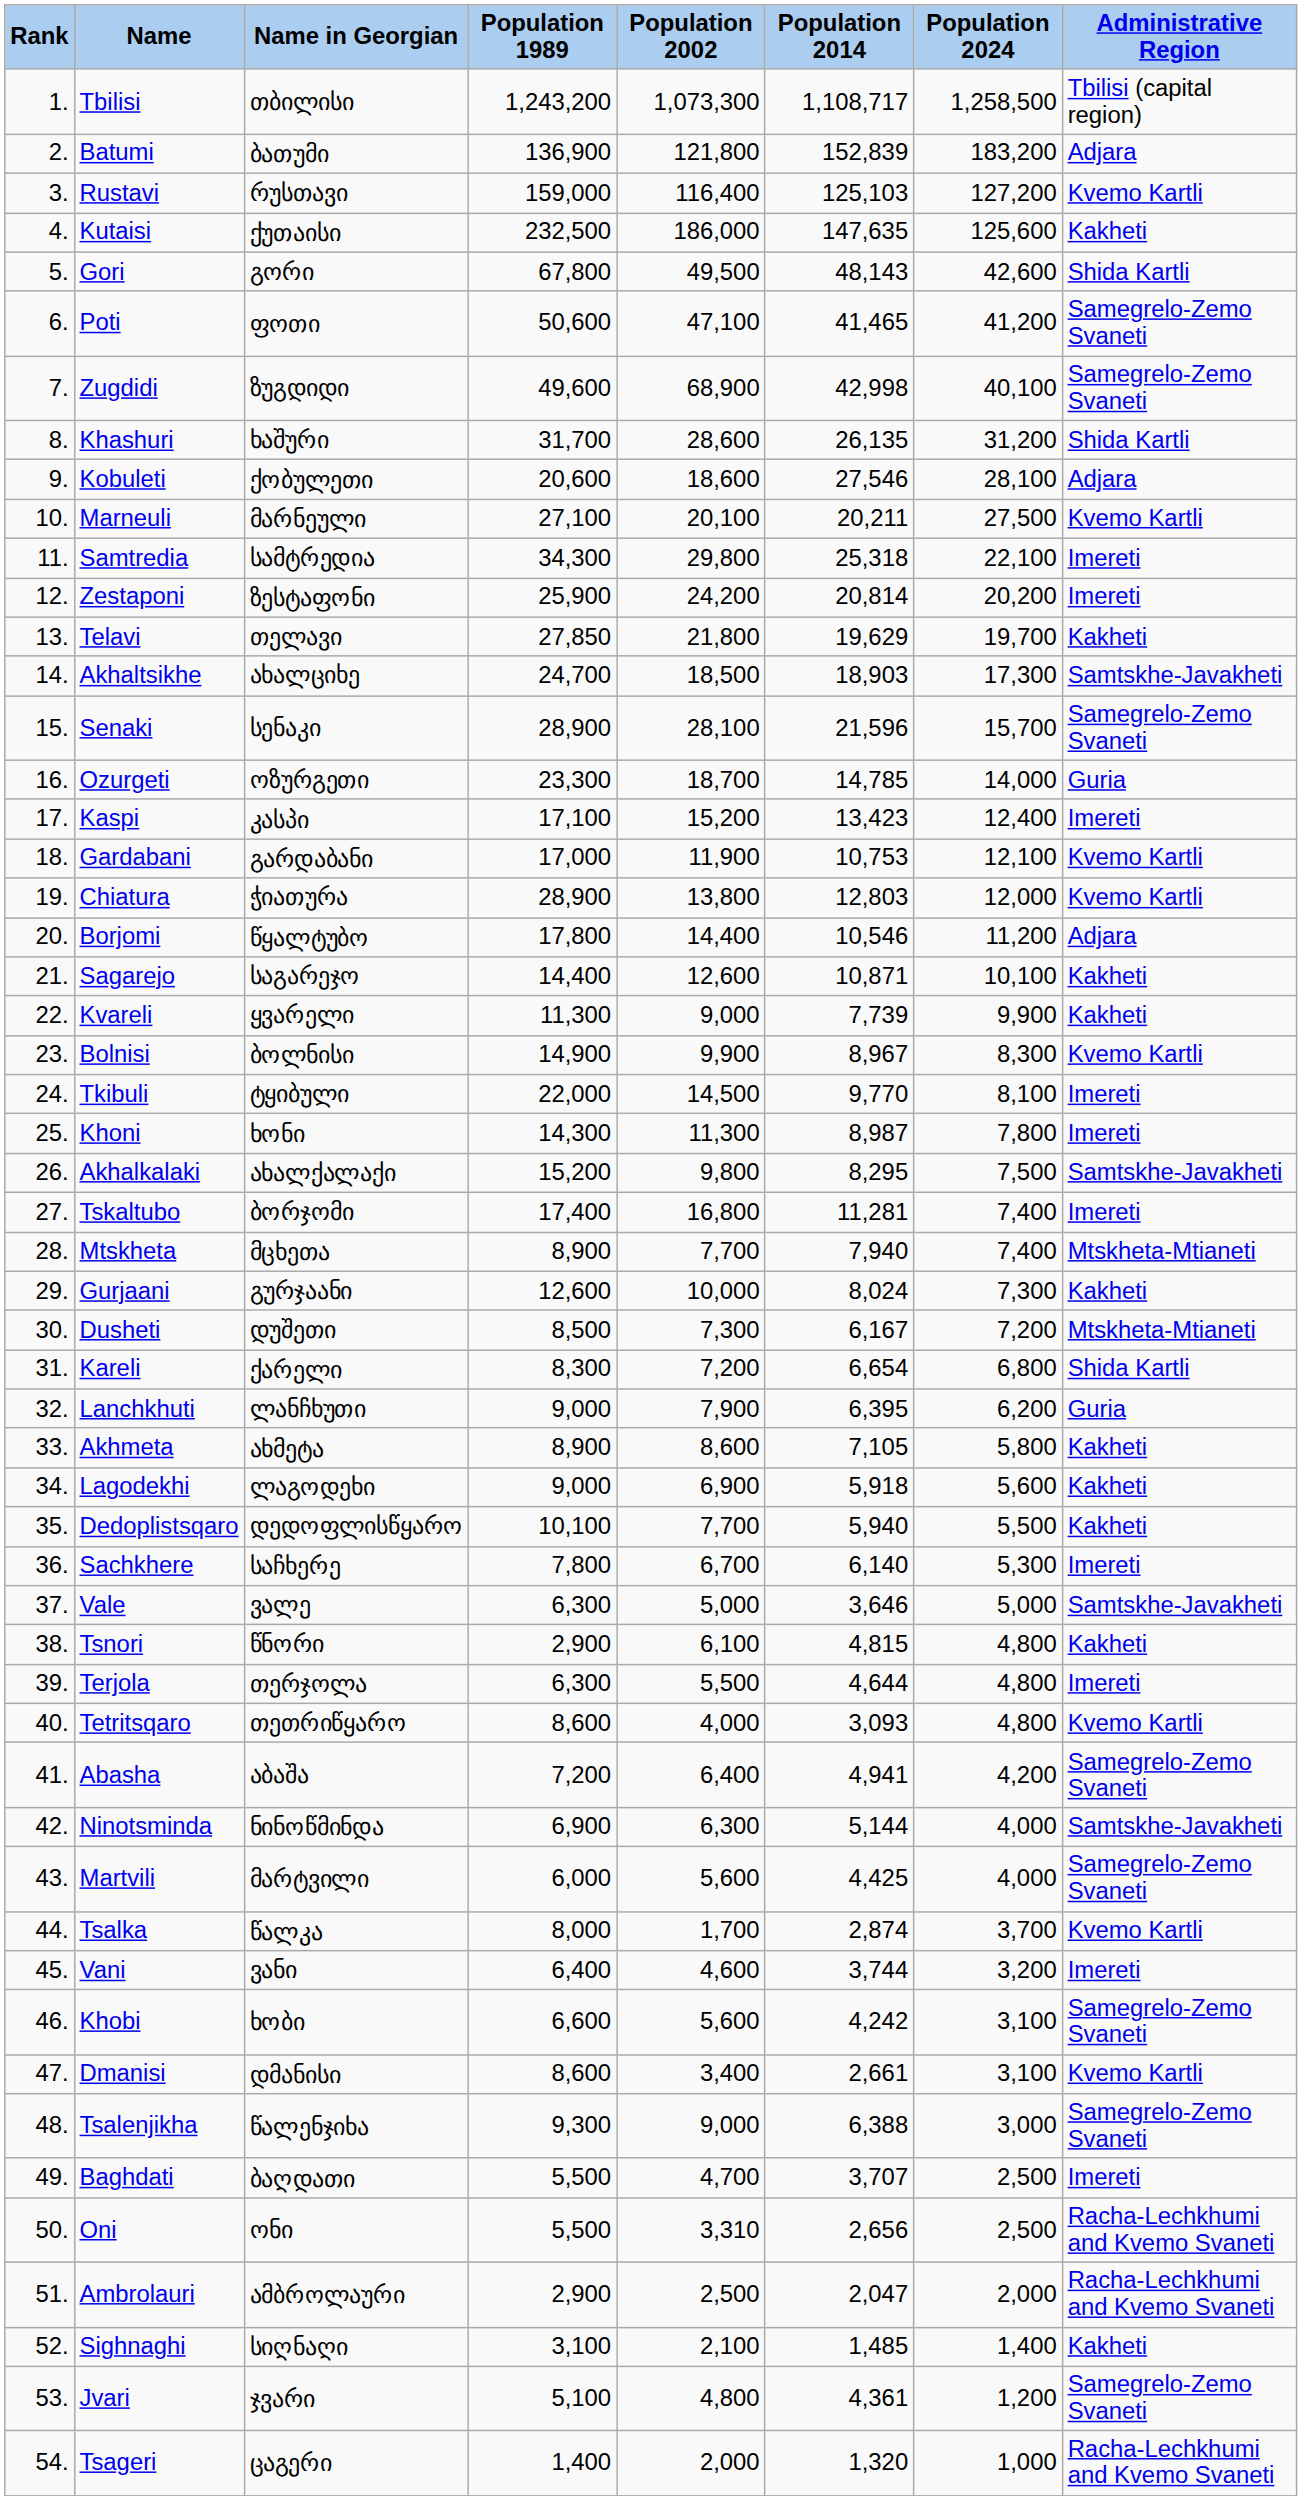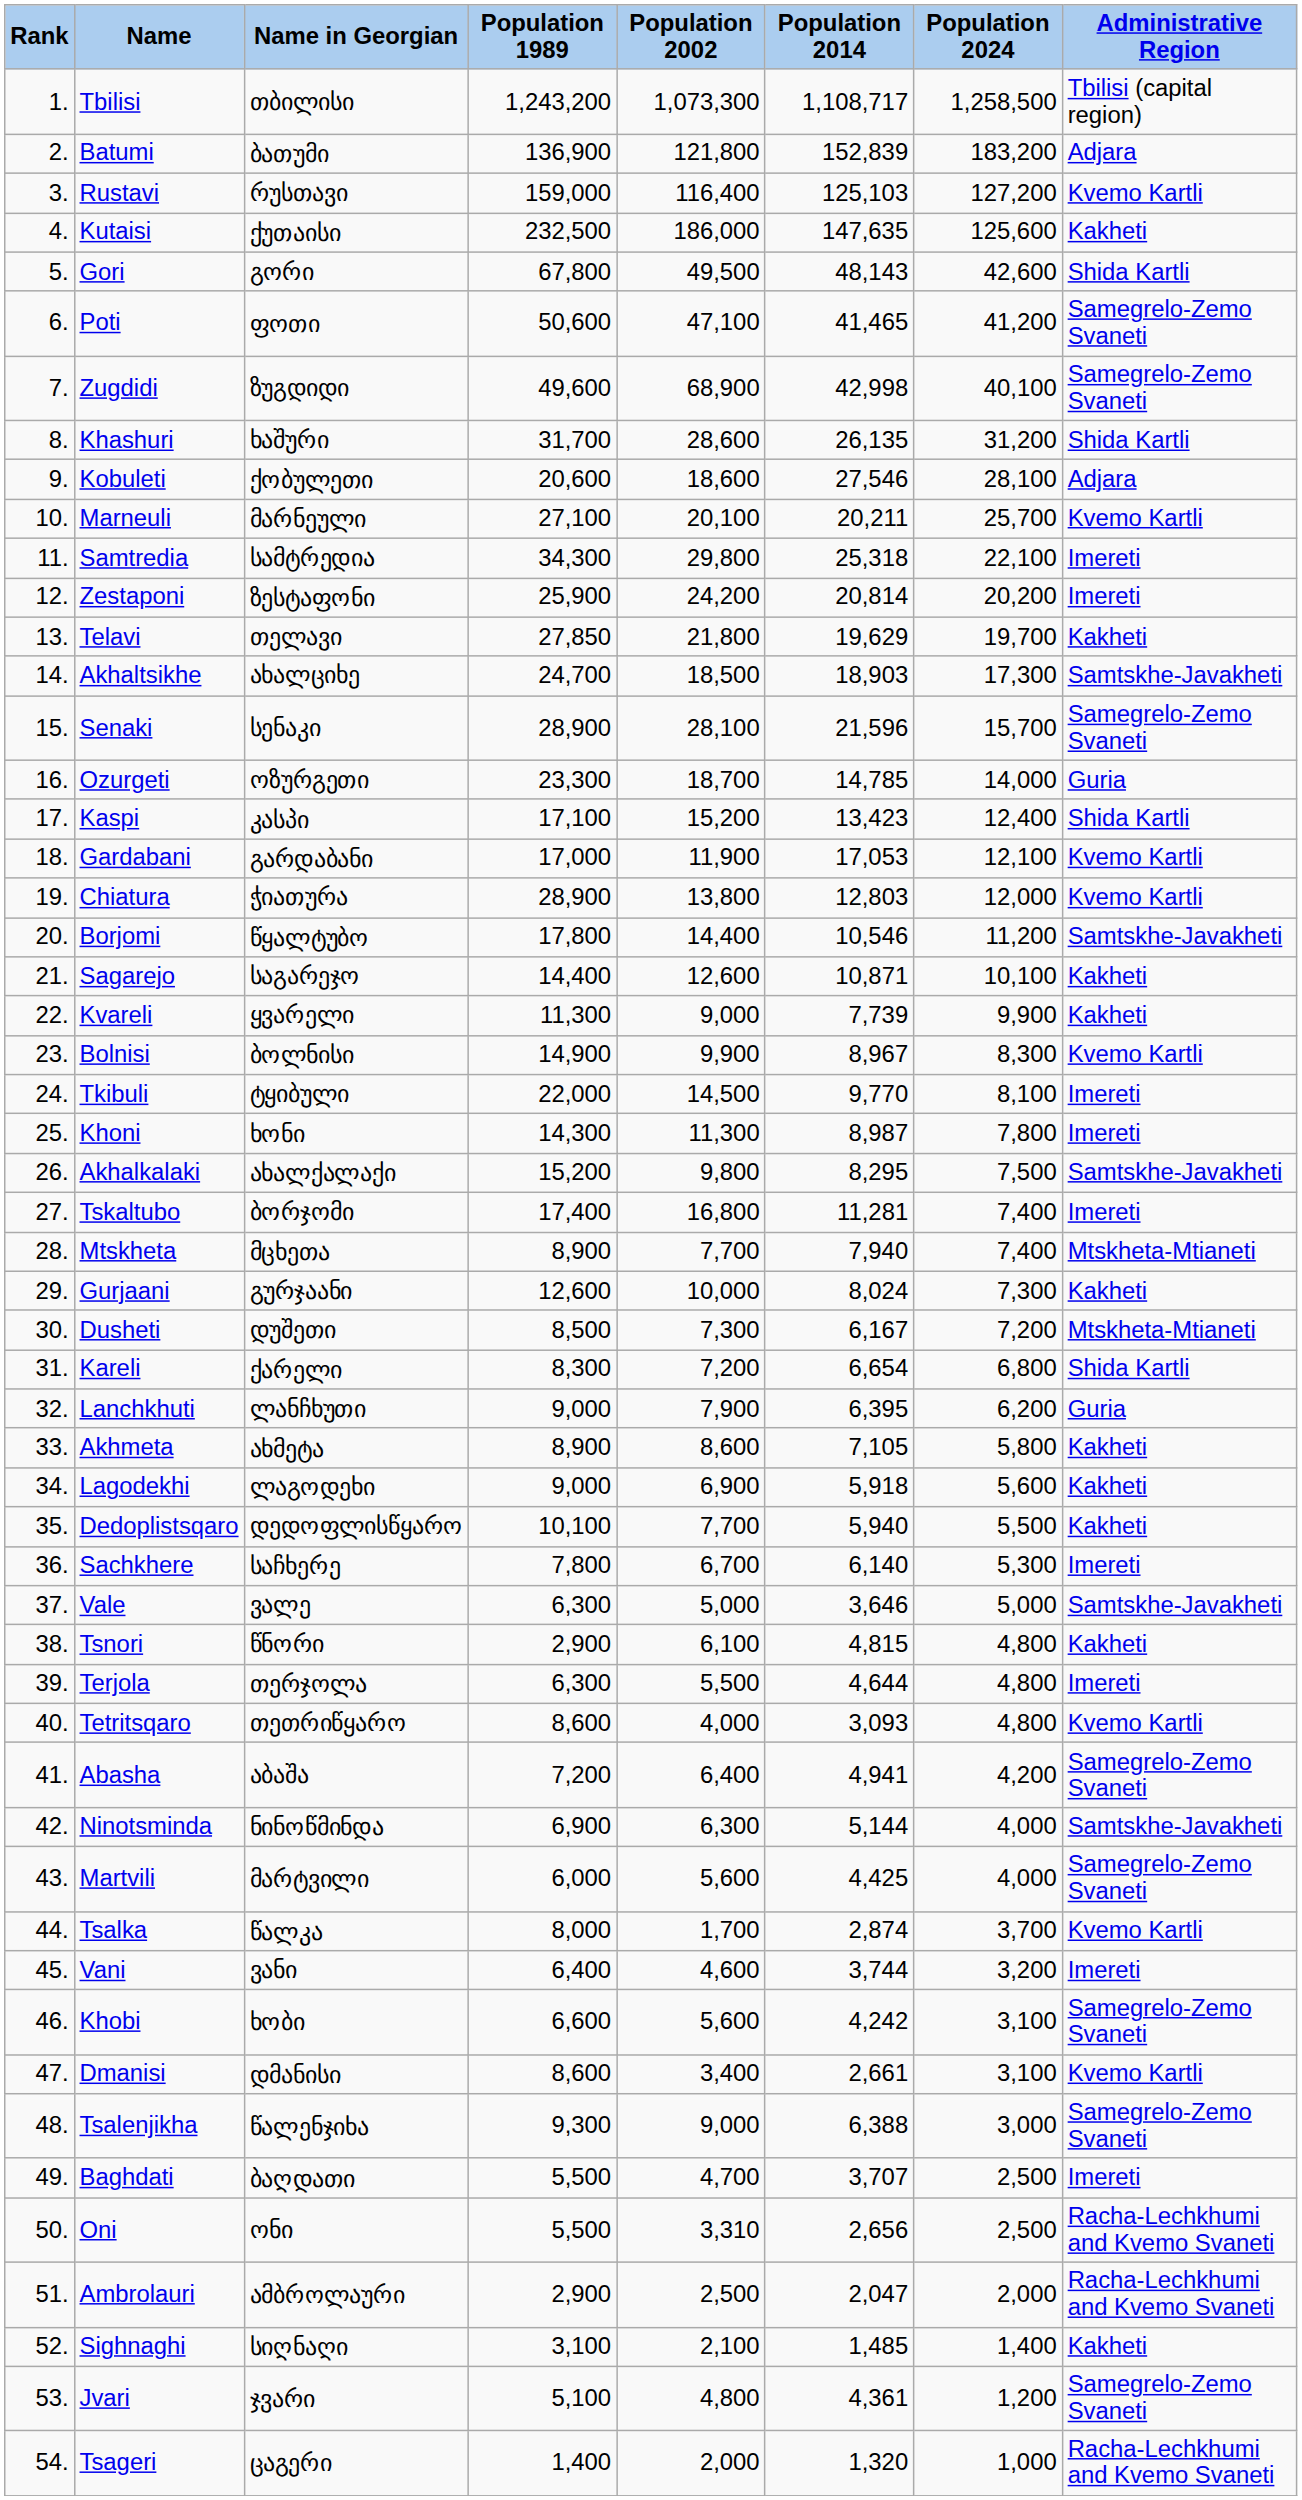(1020, 518) 27,500 -> (1020, 518) 25,700
(1104, 818) Imereti -> (1129, 818) Shida Kartli
(872, 858) 10,753 -> (872, 858) 17,053
(1102, 936) Adjara -> (1175, 936) Samtskhe-Javakheti
